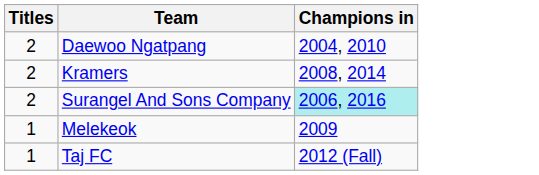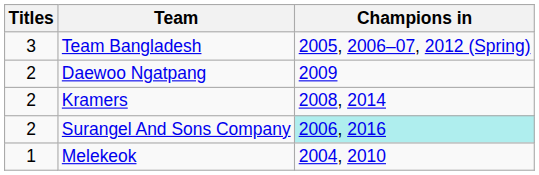+ row: (132, 45)
(342, 45) 2004, 2010 -> (318, 73) 2009
(318, 128) 2009 -> (342, 156) 2004, 2010
- row: (87, 156)
